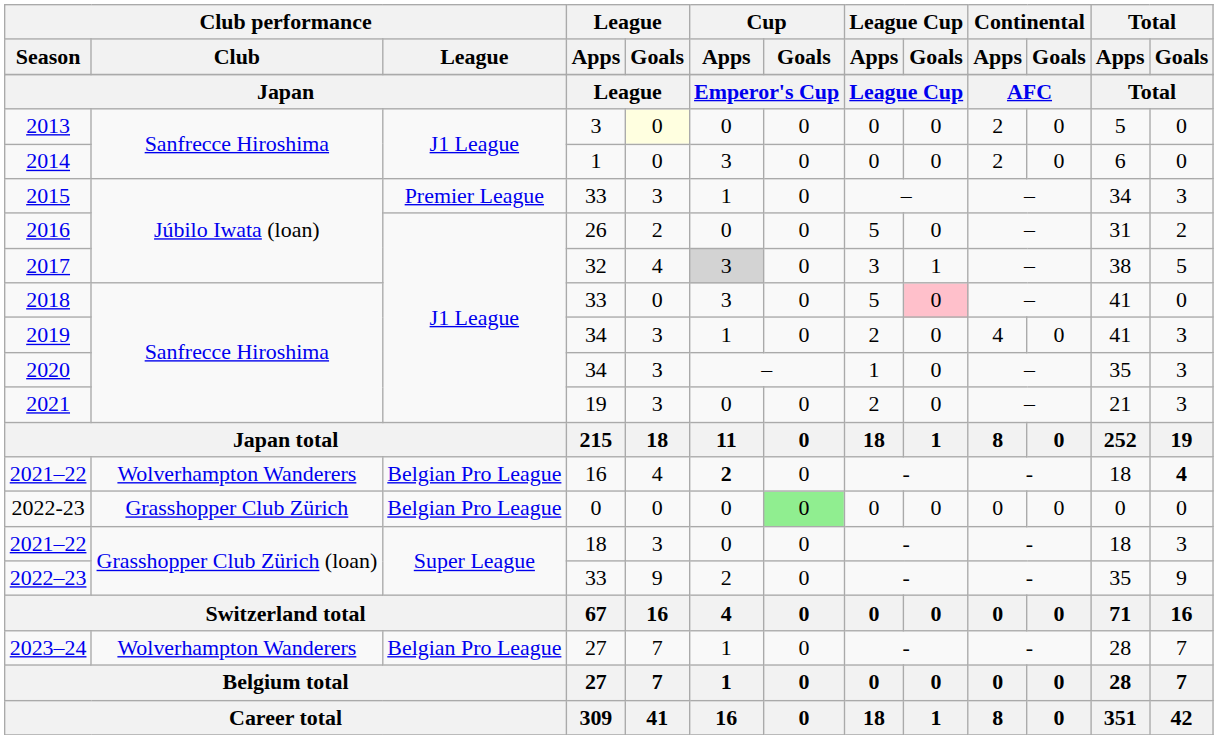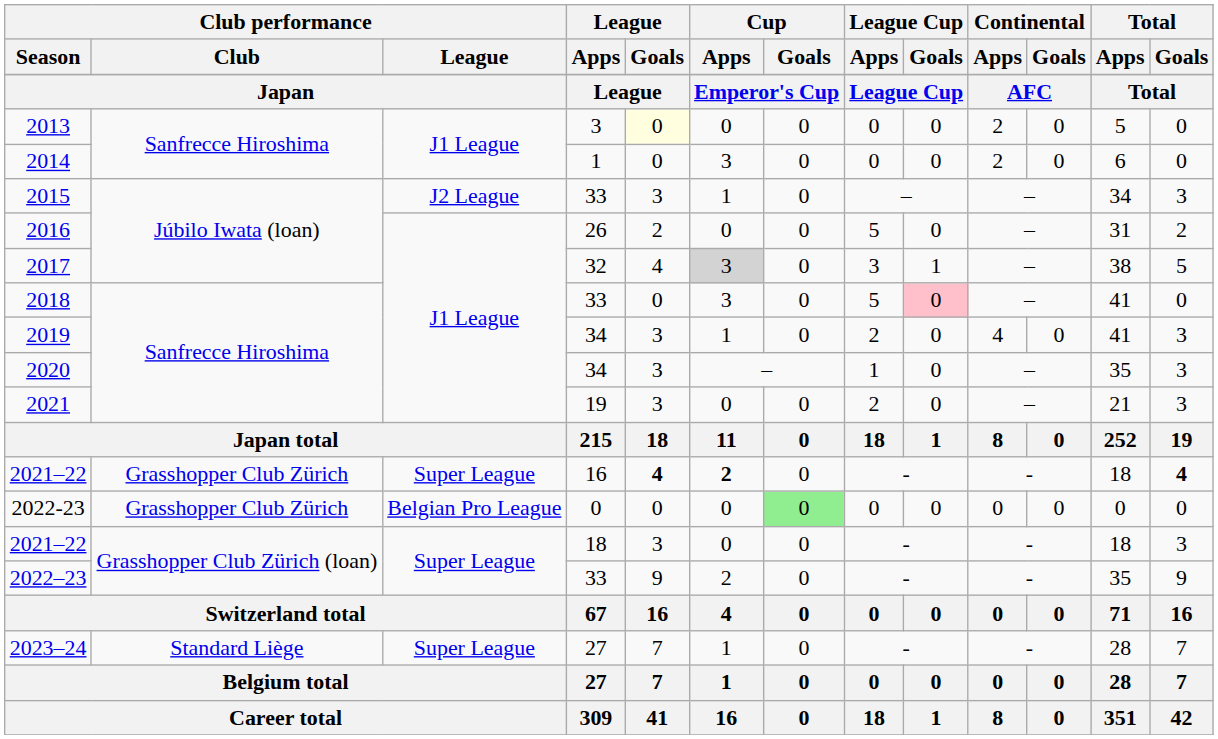(474, 195) Premier League -> (474, 195) J2 League
(237, 473) Wolverhampton Wanderers -> (237, 473) Grasshopper Club Zürich
(474, 473) Belgian Pro League -> (474, 473) Super League
(657, 473) normal -> (657, 473) bold
(237, 647) Wolverhampton Wanderers -> (237, 647) Standard Liège
(474, 647) Belgian Pro League -> (474, 647) Super League
